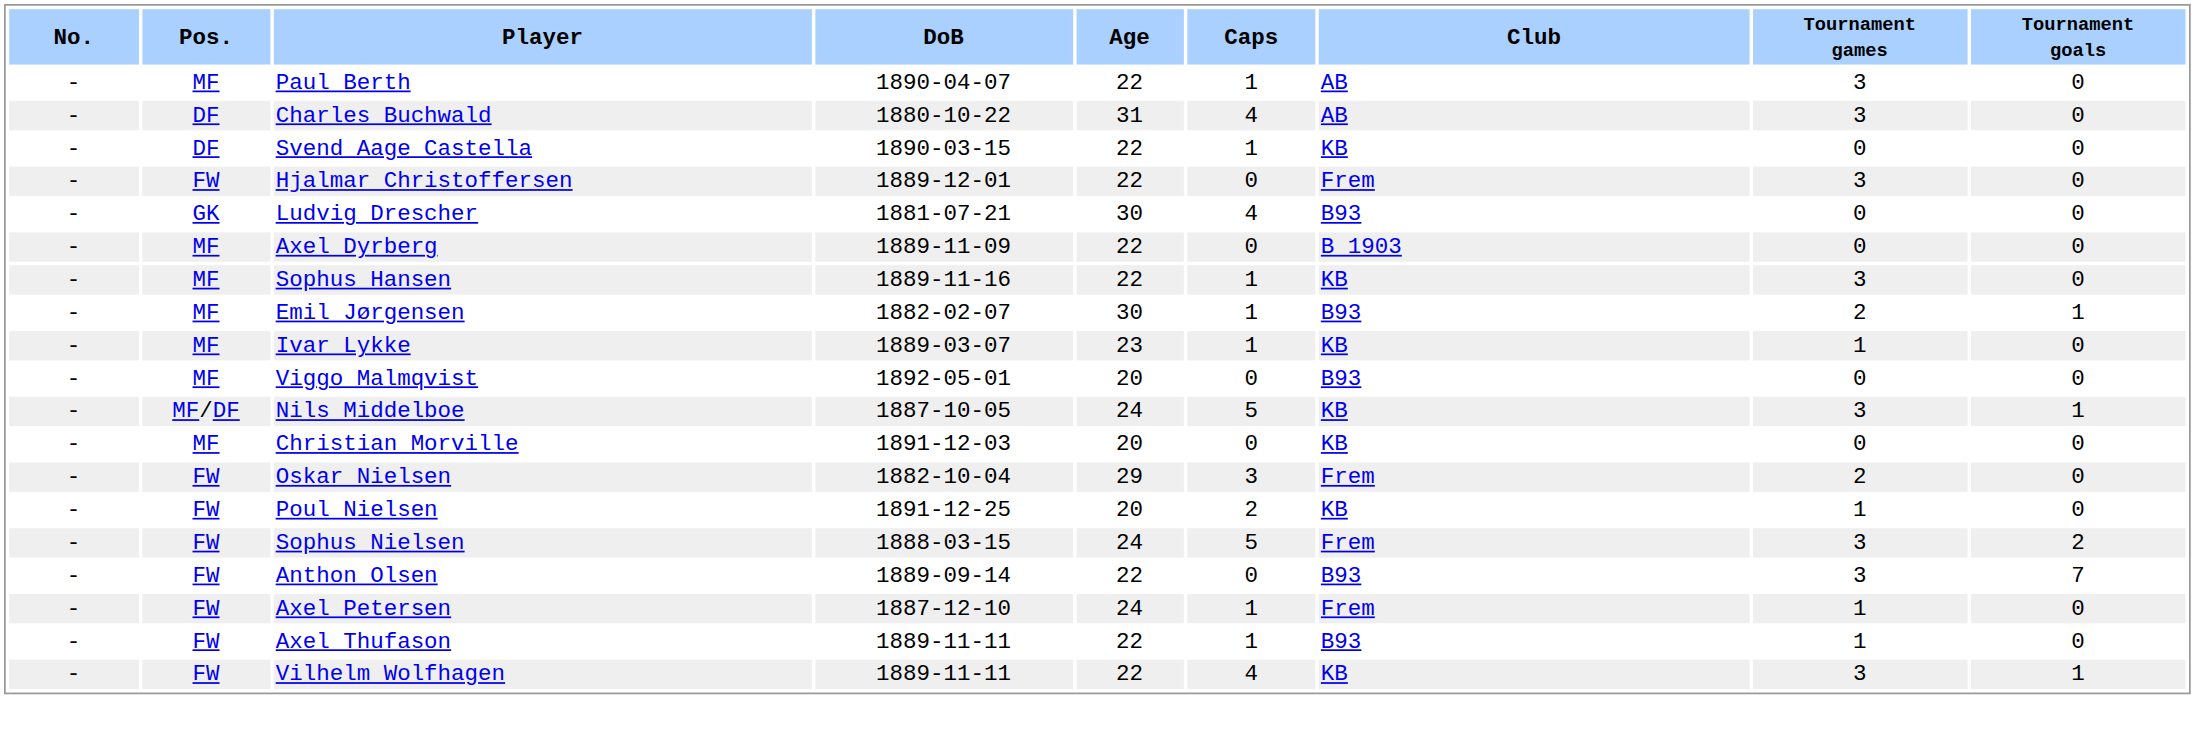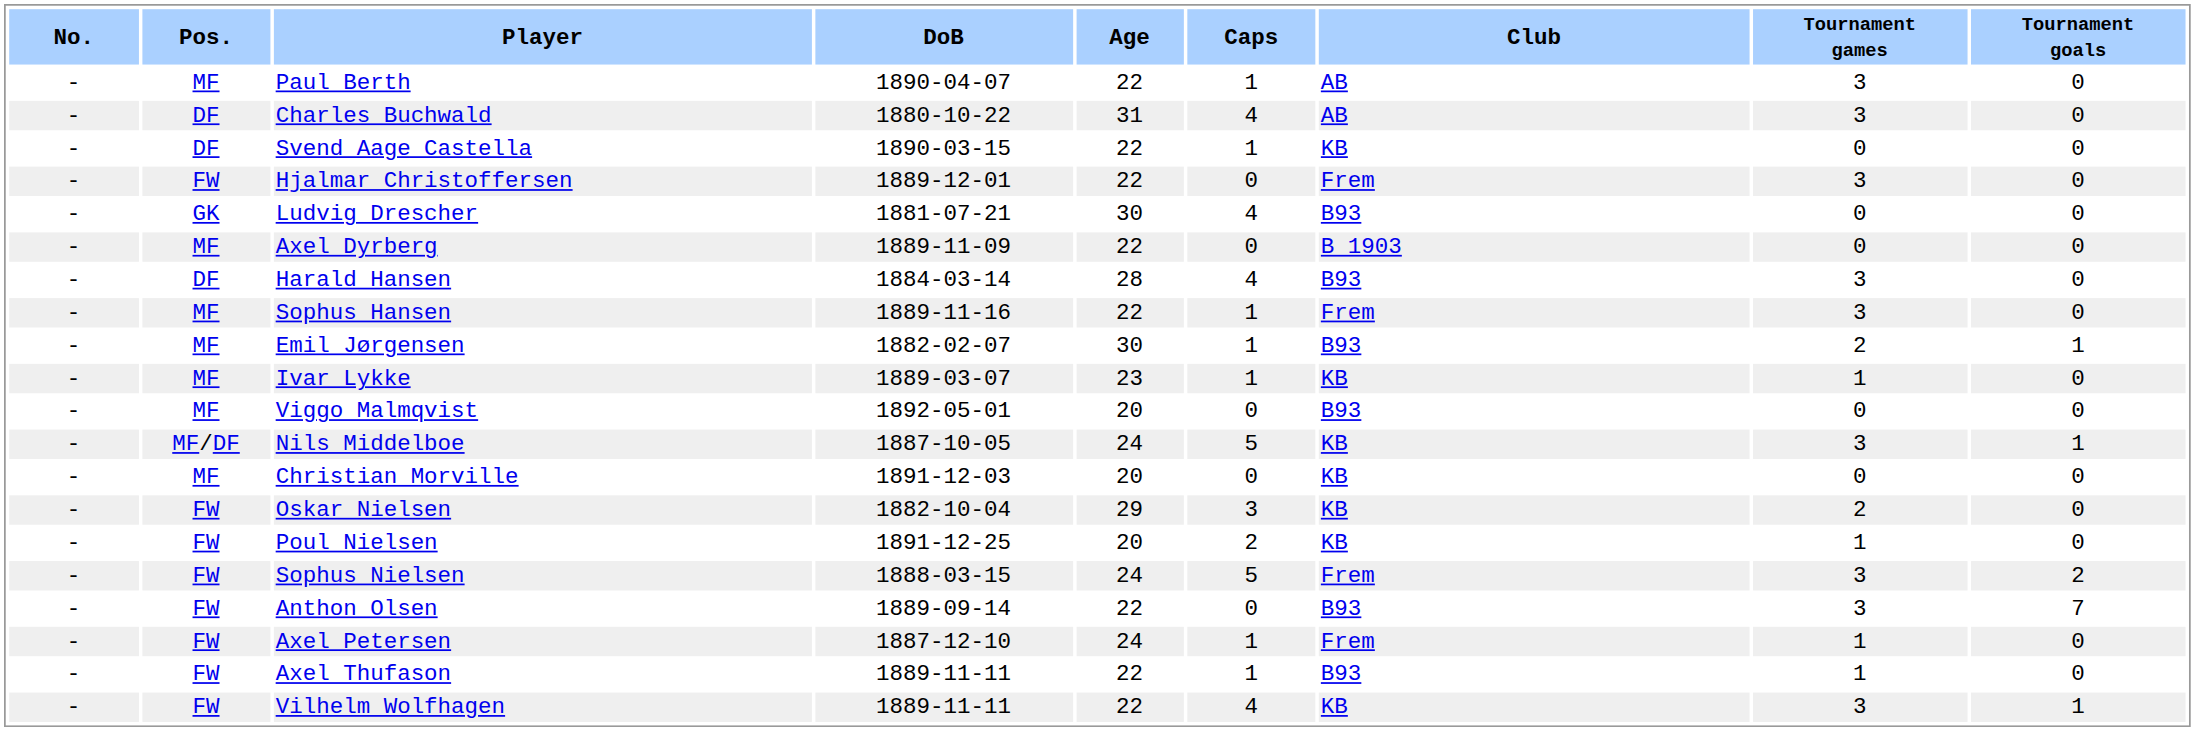+ row: (363, 280)
(1334, 280) KB -> (1348, 313) Frem
(1348, 477) Frem -> (1334, 510) KB
